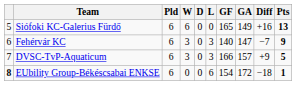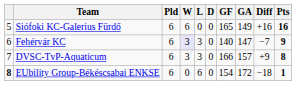columns swapped: (200, 12) <-> (211, 12)
(283, 27) 13 -> (283, 27) 16
(187, 42) no background -> (187, 42) lavender background
(283, 57) 5 -> (283, 57) 8
